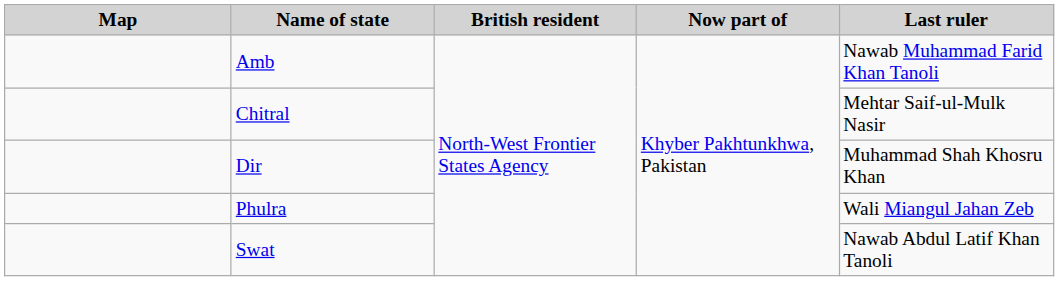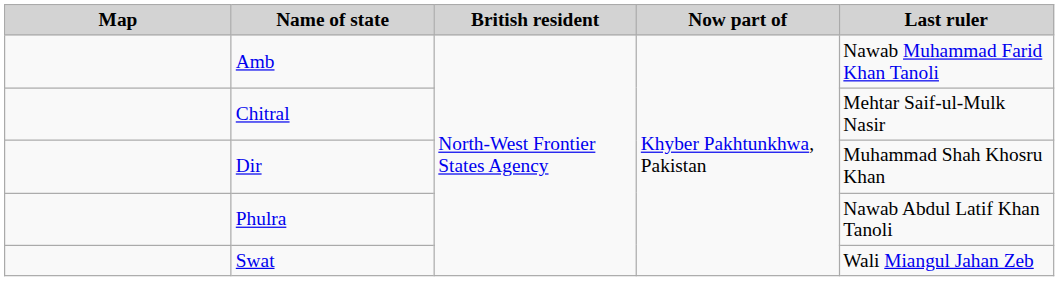(939, 208) Wali Miangul Jahan Zeb -> (941, 218) Nawab Abdul Latif Khan Tanoli
(941, 249) Nawab Abdul Latif Khan Tanoli -> (939, 260) Wali Miangul Jahan Zeb
